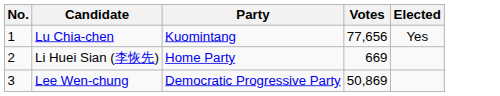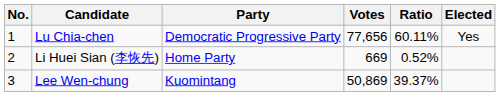+ column: (416, 15)
(201, 36) Kuomintang -> (253, 36) Democratic Progressive Party
(253, 80) Democratic Progressive Party -> (201, 80) Kuomintang
